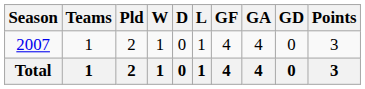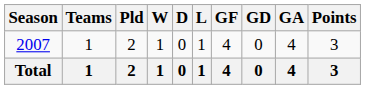columns swapped: (258, 17) <-> (291, 17)
